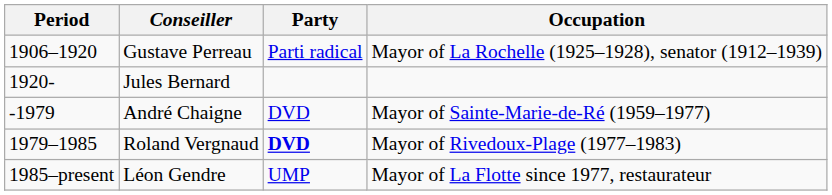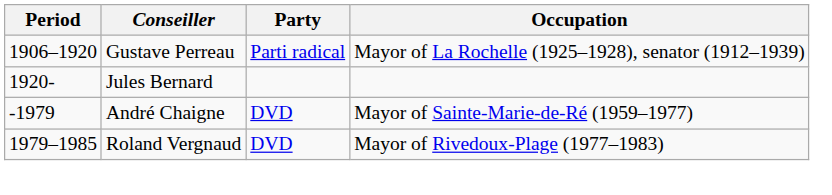(289, 143) bold -> (271, 143) normal
- row: (174, 174)
